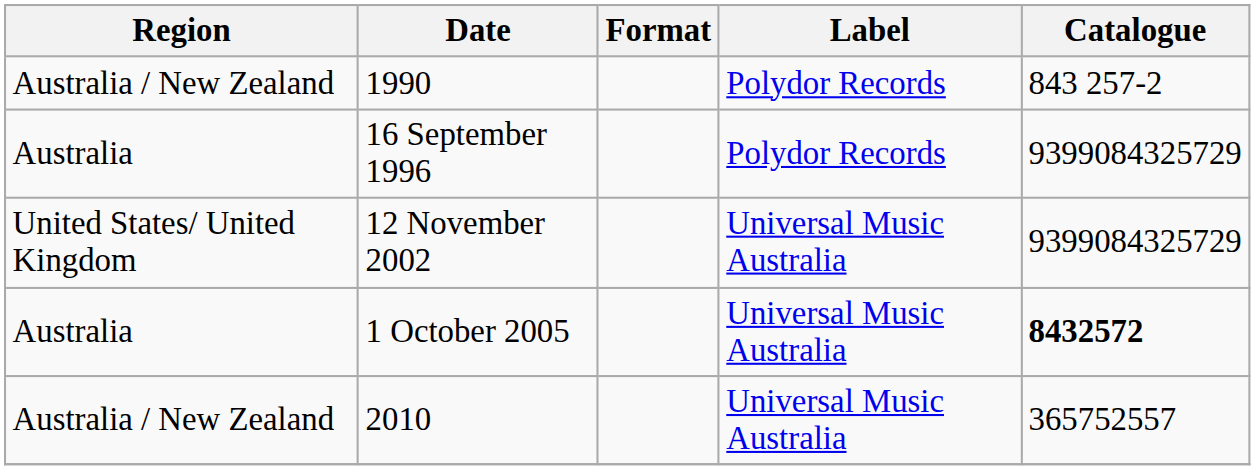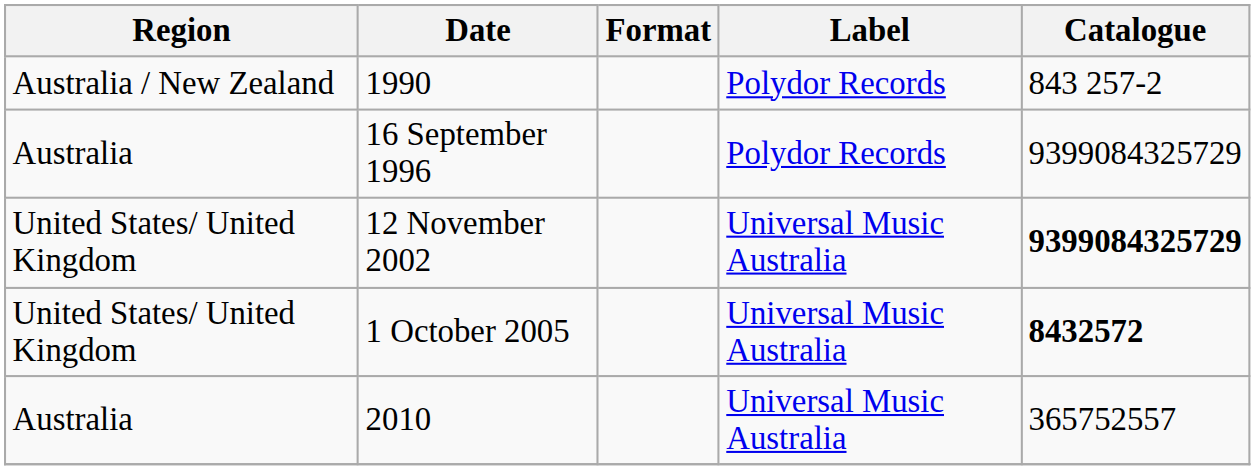(1135, 241) normal -> (1135, 241) bold
(73, 330) Australia -> (154, 330) United States/ United Kingdom
(173, 419) Australia / New Zealand -> (73, 419) Australia
